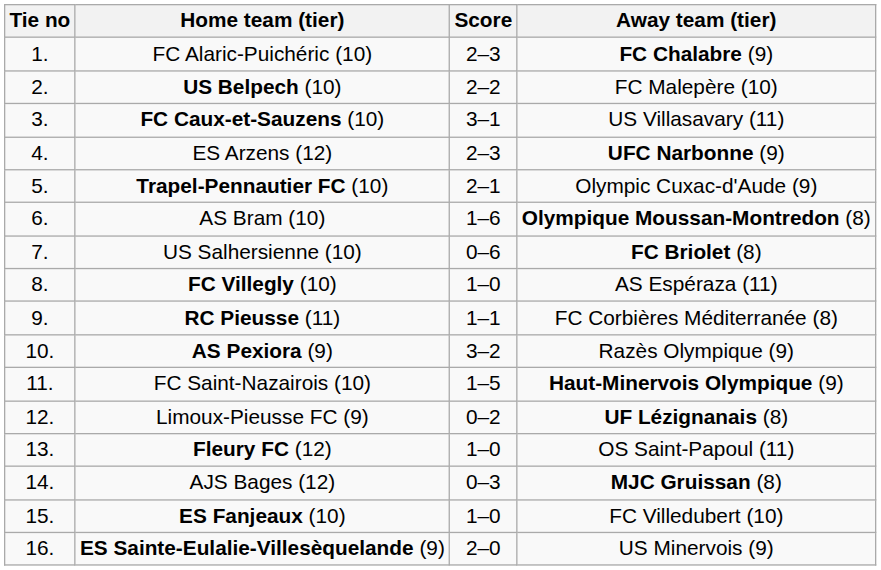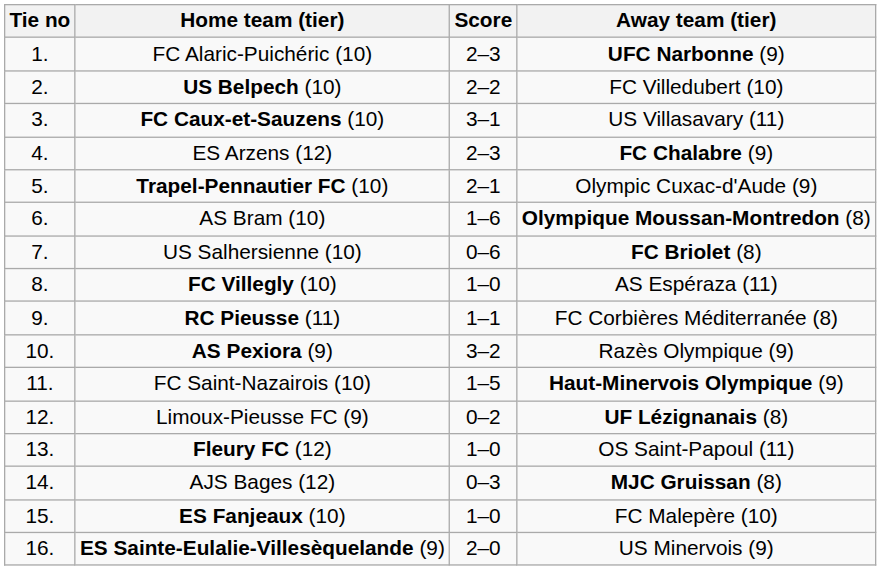(696, 53) FC Chalabre (9) -> (696, 53) UFC Narbonne (9)
(696, 86) FC Malepère (10) -> (696, 86) FC Villedubert (10)
(696, 152) UFC Narbonne (9) -> (696, 152) FC Chalabre (9)
(696, 515) FC Villedubert (10) -> (696, 515) FC Malepère (10)
